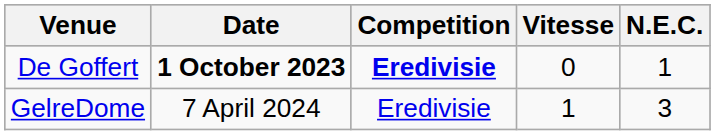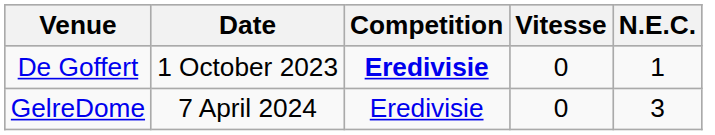(251, 66) bold -> (248, 66) normal
(568, 108) 1 -> (561, 108) 0
